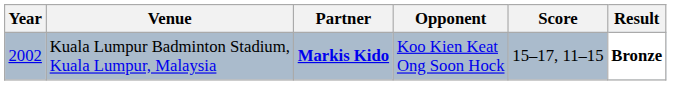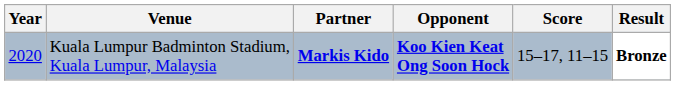(25, 56) 2002 -> (25, 56) 2020
(451, 56) normal -> (453, 56) bold
